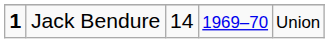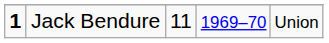(182, 21) 14 -> (181, 21) 11
